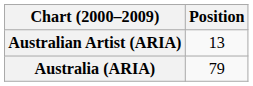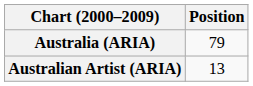rows swapped: (95, 68) <-> (95, 42)
